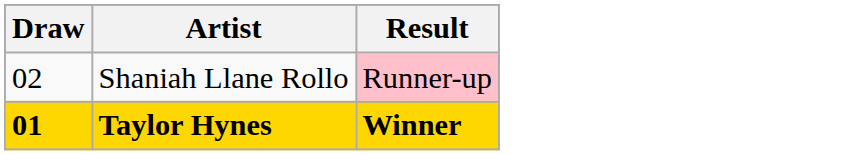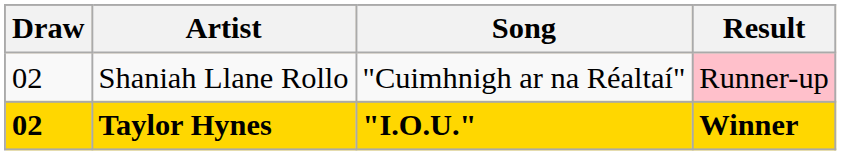+ column: (524, 28)
(27, 125) 01 -> (27, 125) 02
